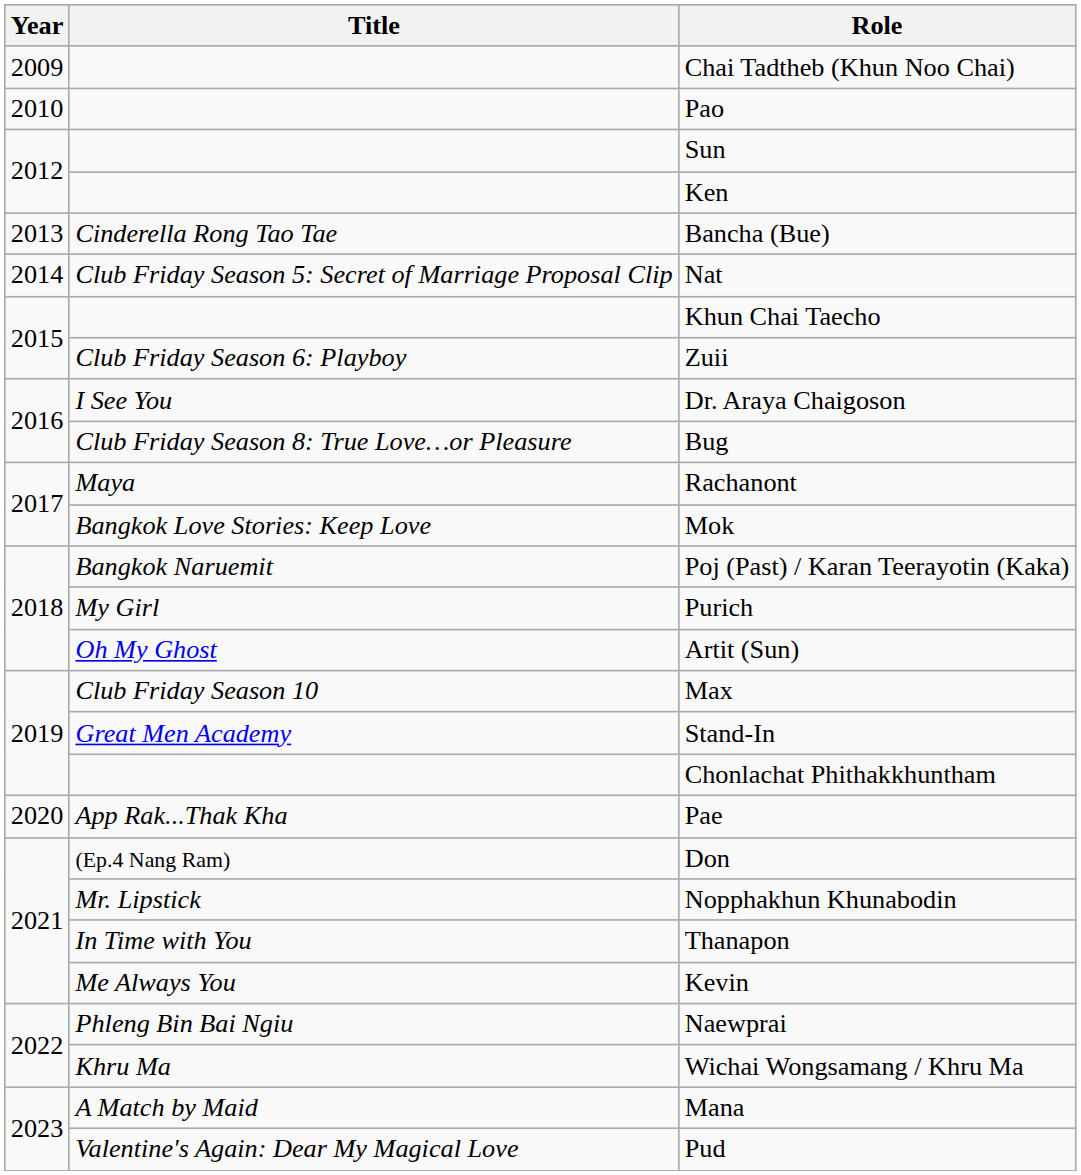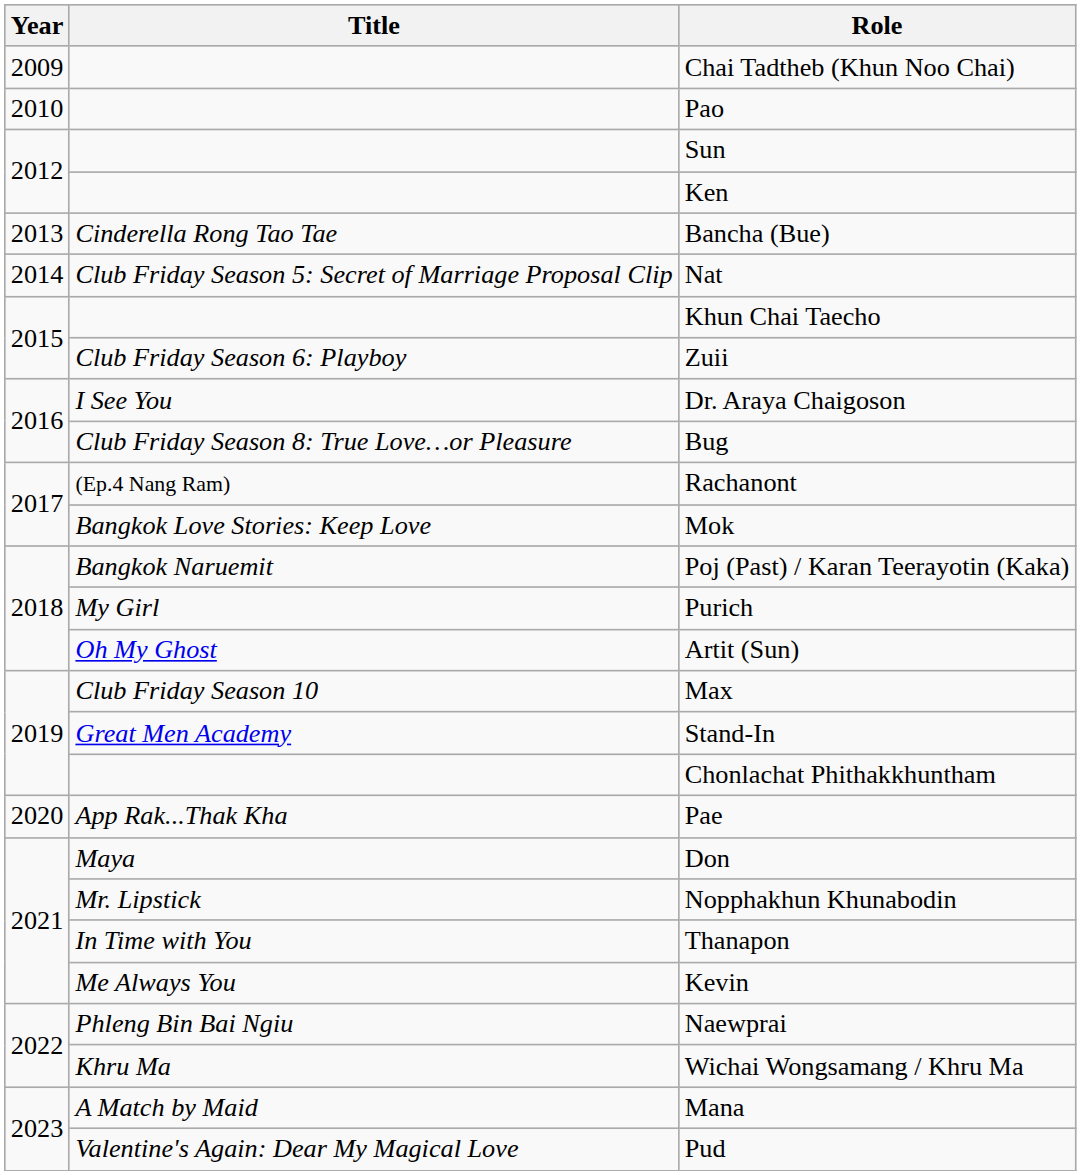(105, 483) Maya -> (153, 484) (Ep.4 Nang Ram)
(153, 859) (Ep.4 Nang Ram) -> (105, 857) Maya
